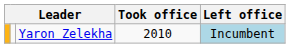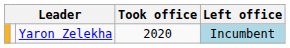(158, 34) 2010 -> (158, 34) 2020
